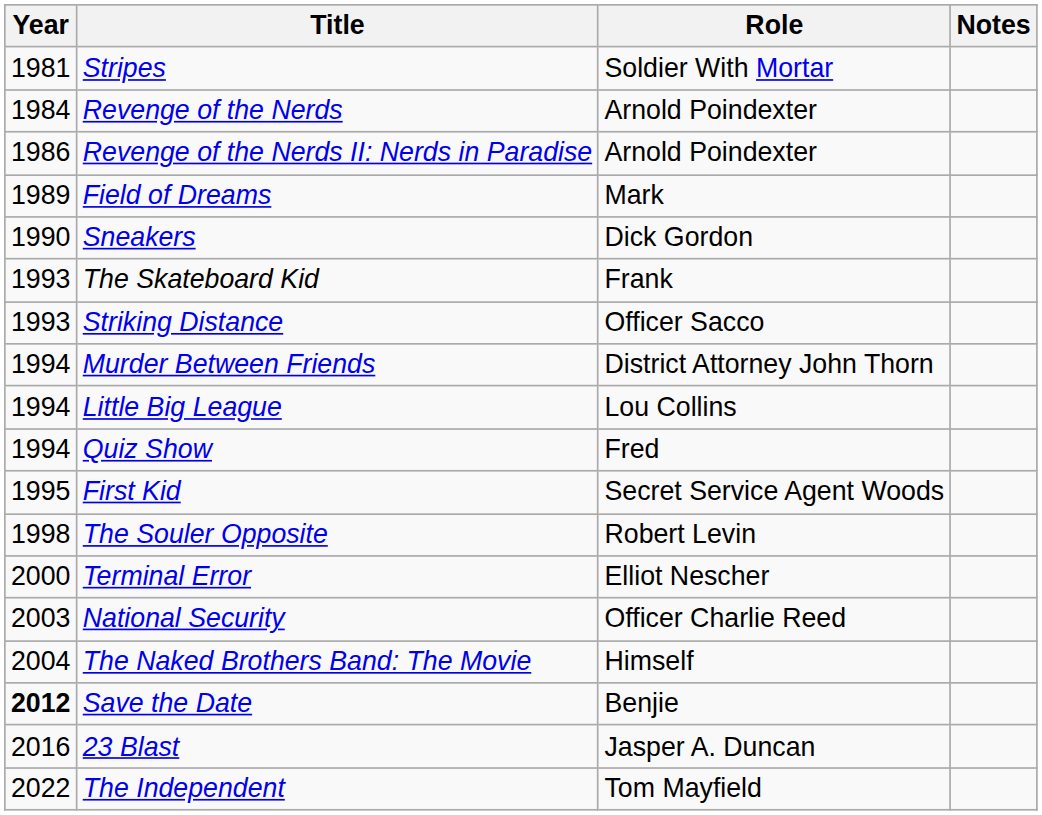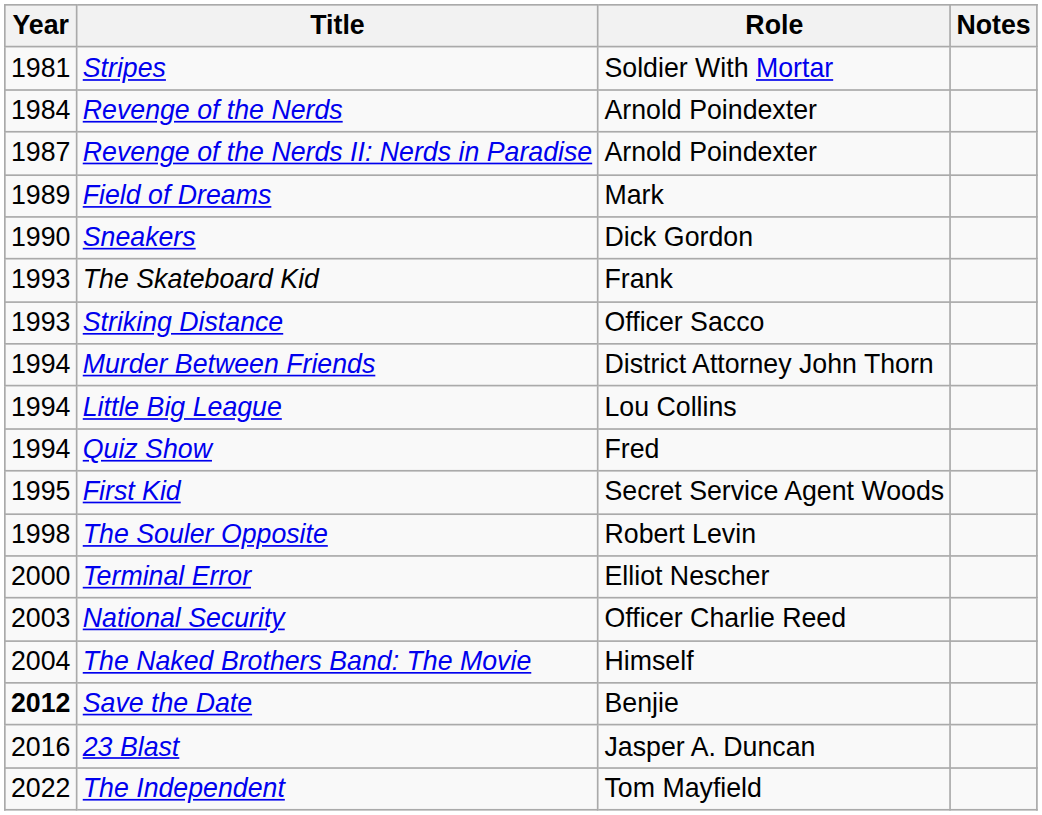(41, 152) 1986 -> (41, 152) 1987
